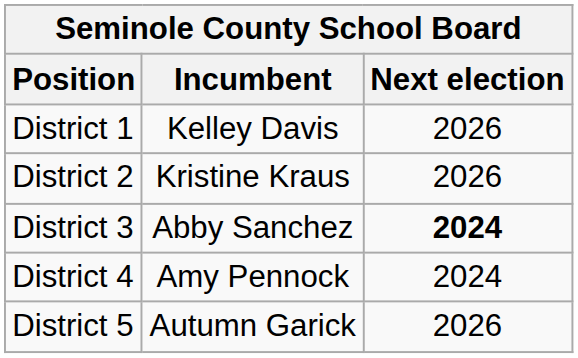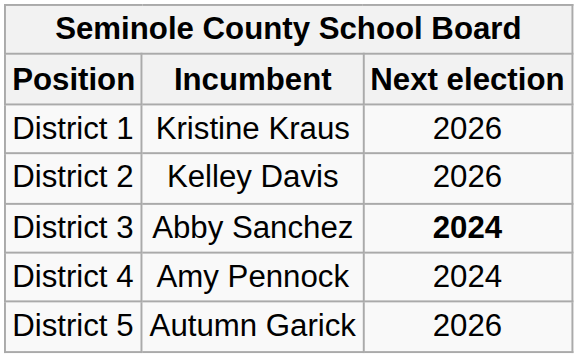(253, 128) Kelley Davis -> (253, 128) Kristine Kraus
(253, 177) Kristine Kraus -> (253, 177) Kelley Davis
